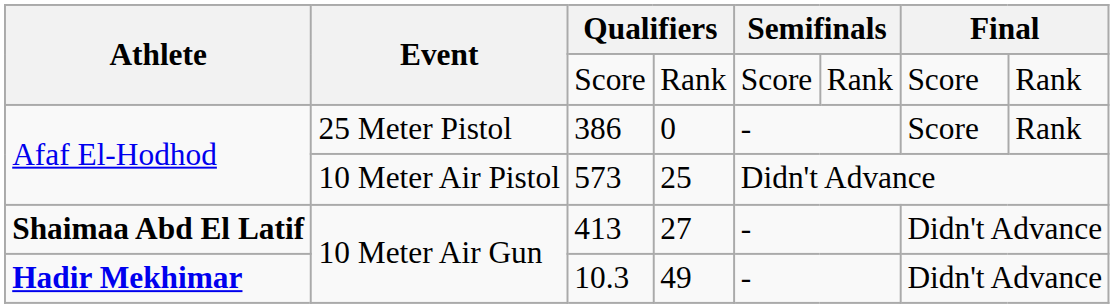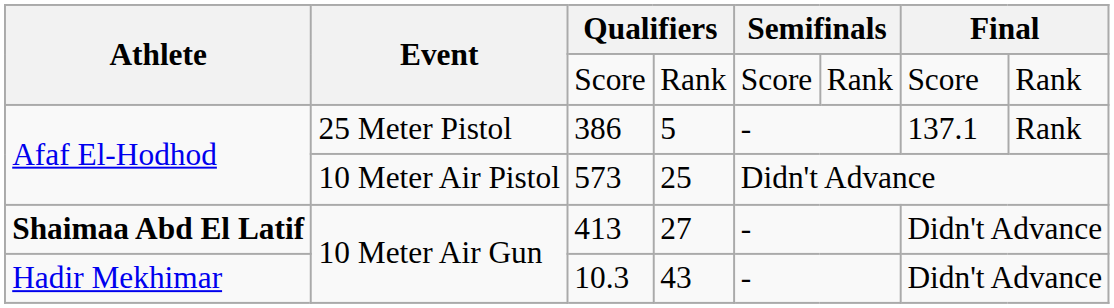(668, 128) 0 -> (668, 128) 5
(943, 128) Score -> (943, 128) 137.1
(127, 278) bold -> (117, 278) normal
(676, 278) 49 -> (676, 278) 43
